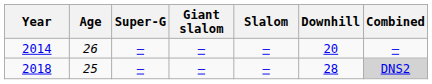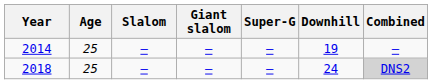columns swapped: (266, 21) <-> (140, 21)
(90, 48) 26 -> (90, 48) 25
(331, 48) 20 -> (331, 48) 19
(331, 68) 28 -> (331, 68) 24
